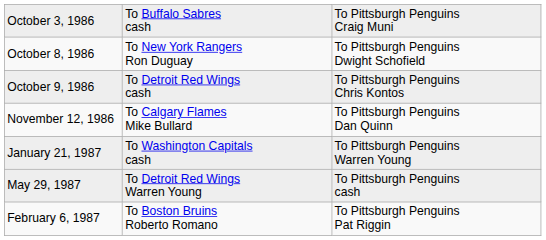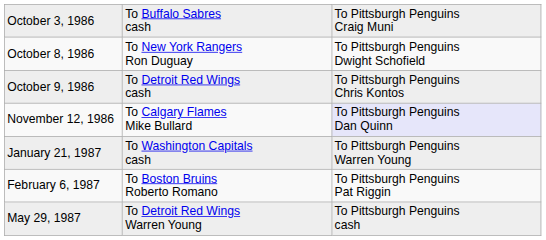(397, 119) no background -> (397, 119) lavender background
rows swapped: (53, 218) <-> (44, 185)
